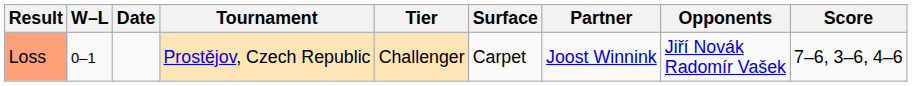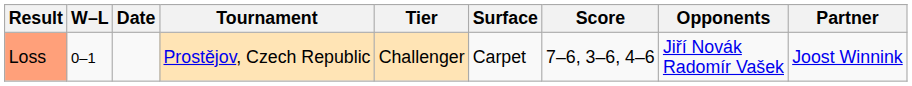columns swapped: (601, 18) <-> (848, 18)
